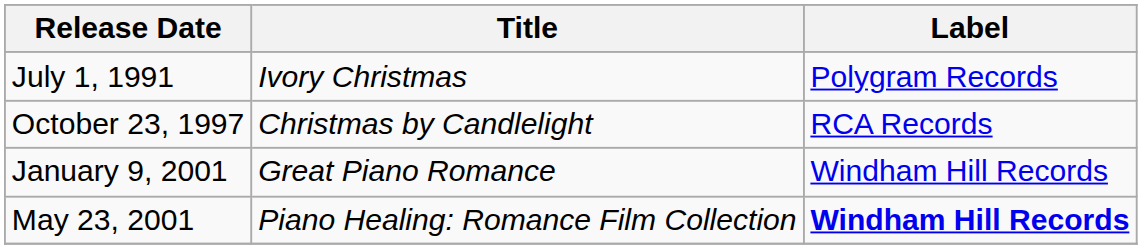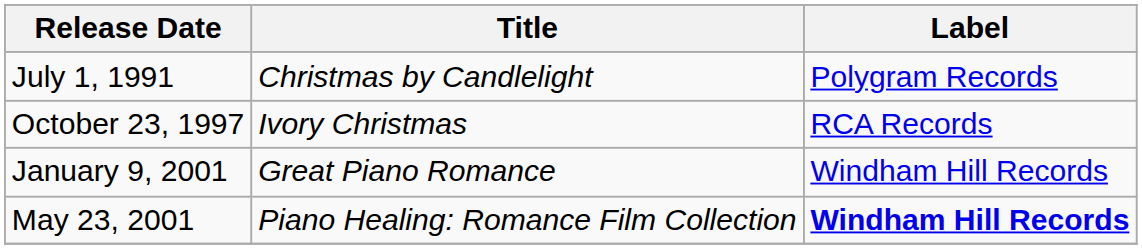(363, 76) Ivory Christmas -> (425, 76) Christmas by Candlelight
(425, 123) Christmas by Candlelight -> (363, 123) Ivory Christmas
